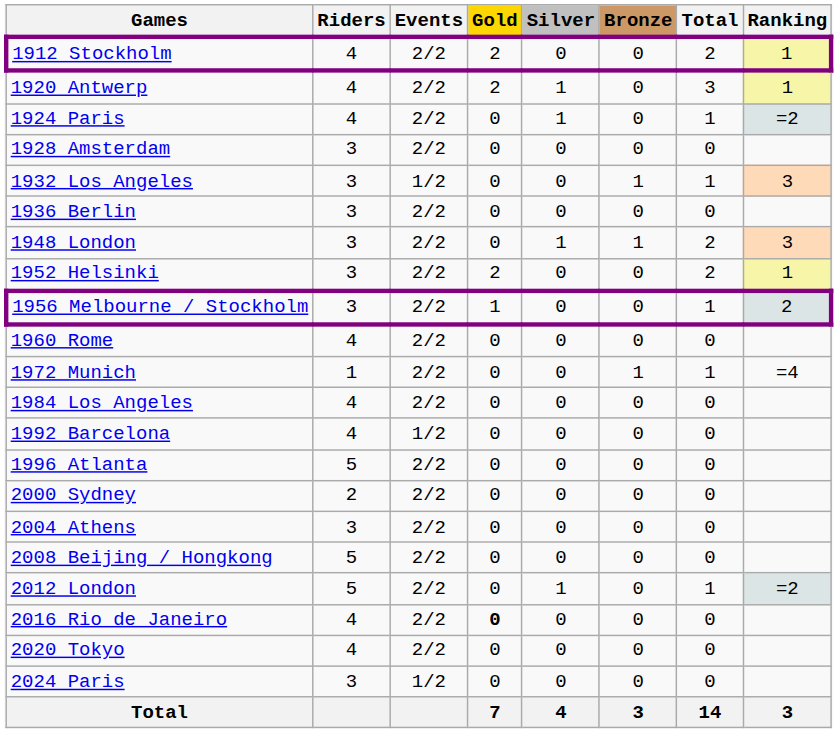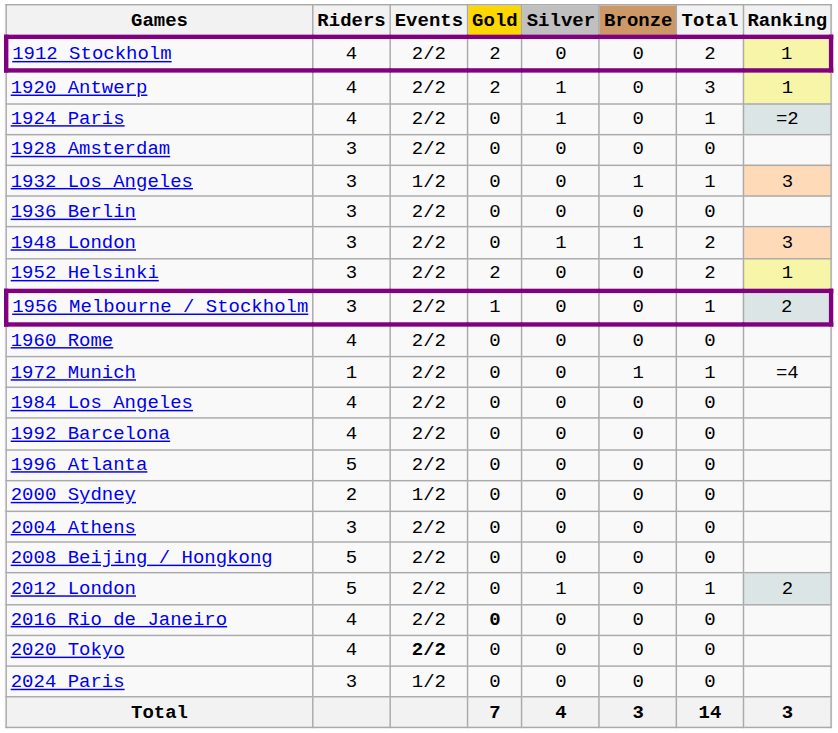(429, 434) 1/2 -> (429, 434) 2/2
(429, 496) 2/2 -> (429, 496) 1/2
(787, 589) =2 -> (787, 589) 2
(429, 651) normal -> (429, 651) bold
